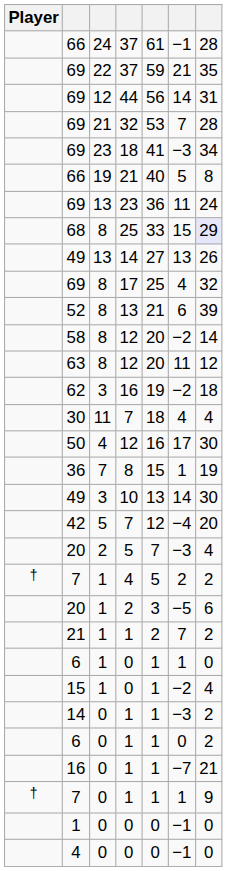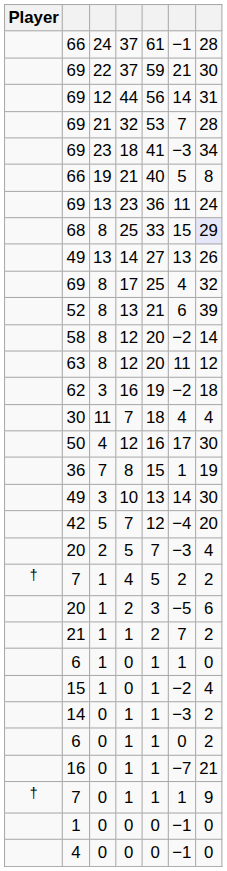(209, 71) 35 -> (209, 71) 30
